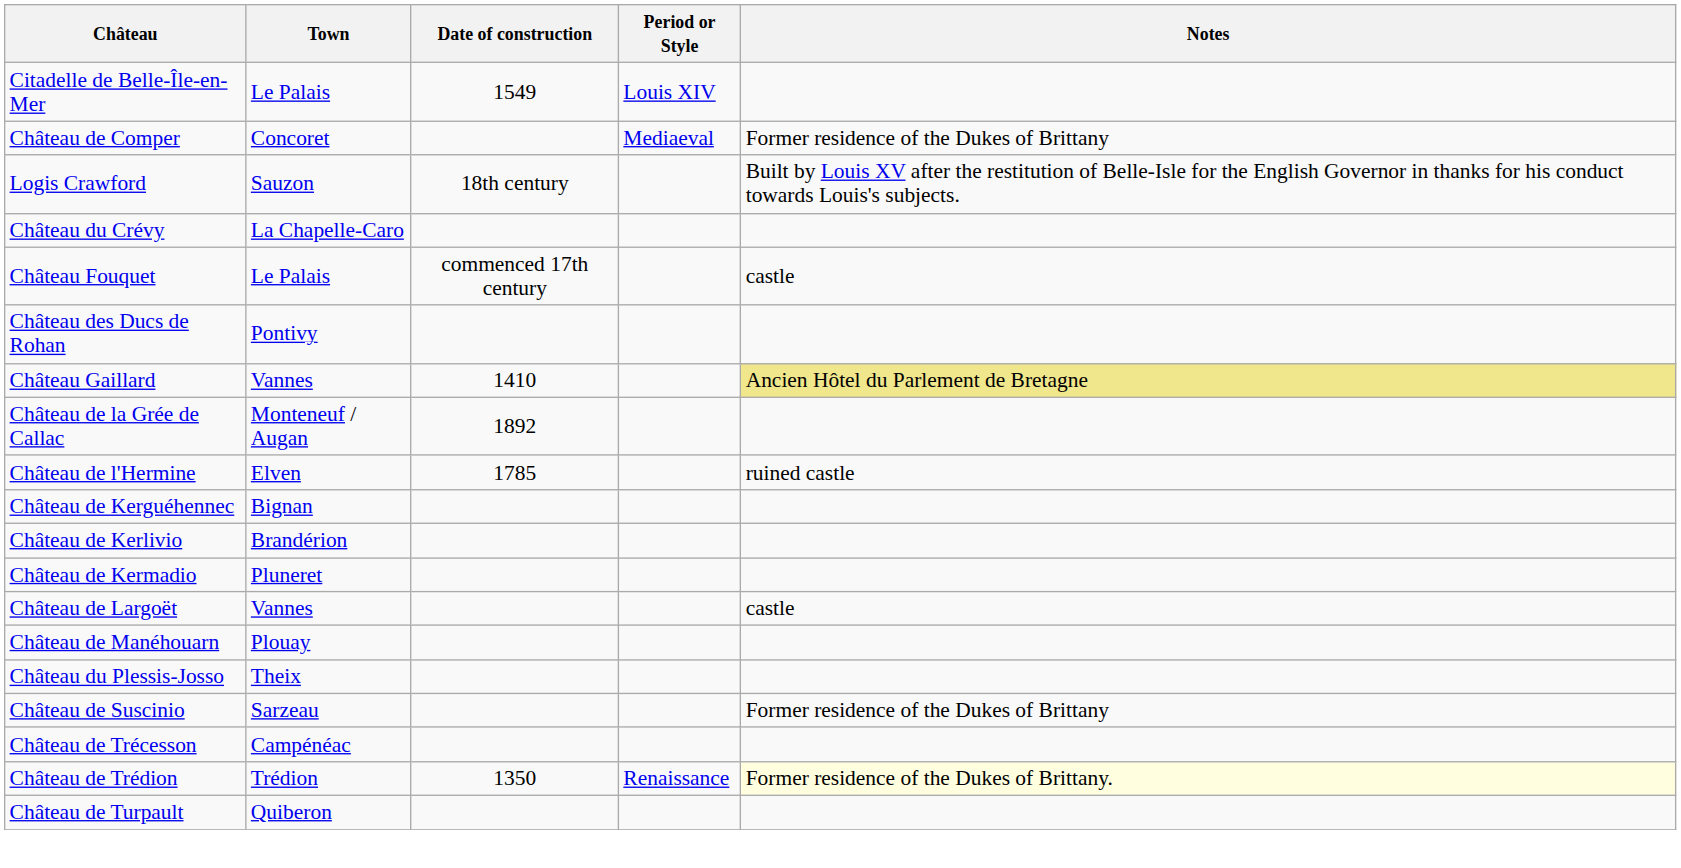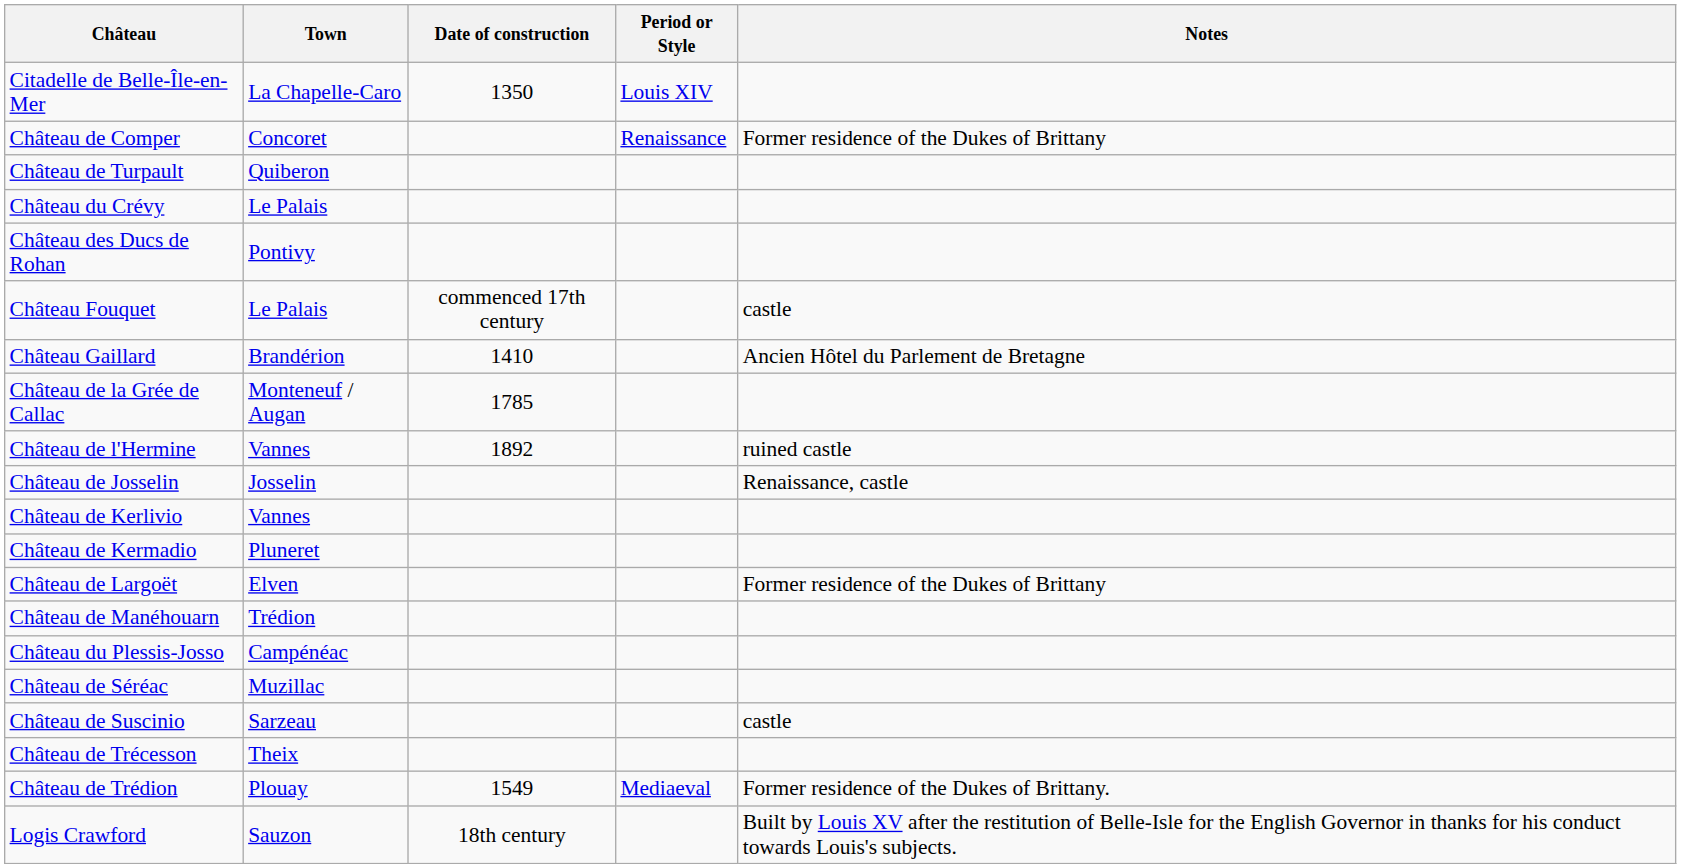(290, 91) Le Palais -> (325, 91) La Chapelle-Caro
(515, 91) 1549 -> (512, 91) 1350
(669, 137) Mediaeval -> (673, 137) Renaissance
rows swapped: (78, 183) <-> (97, 812)
(327, 229) La Chapelle-Caro -> (288, 205) Le Palais
rows swapped: (99, 334) <-> (83, 275)
(282, 380) Vannes -> (296, 355) Brandérion
(917, 380) khaki background -> (914, 355) no background
(515, 426) 1892 -> (512, 402) 1785
(276, 472) Elven -> (279, 448) Vannes
(515, 472) 1785 -> (512, 448) 1892
+ row: (94, 482)
- row: (122, 506)
(299, 540) Brandérion -> (279, 516) Vannes
(282, 608) Vannes -> (273, 584) Elven
(770, 608) castle -> (924, 584) Former residence of the Dukes of Brittany
(281, 642) Plouay -> (282, 618) Trédion
(276, 676) Theix -> (298, 652) Campénéac
+ row: (89, 686)
(927, 710) Former residence of the Dukes of Brittany -> (767, 720) castle
(301, 744) Campénéac -> (273, 754) Theix
(284, 778) Trédion -> (278, 788) Plouay
(515, 778) 1350 -> (512, 788) 1549
(676, 778) Renaissance -> (666, 788) Mediaeval
(929, 778) lightyellow background -> (926, 788) no background
